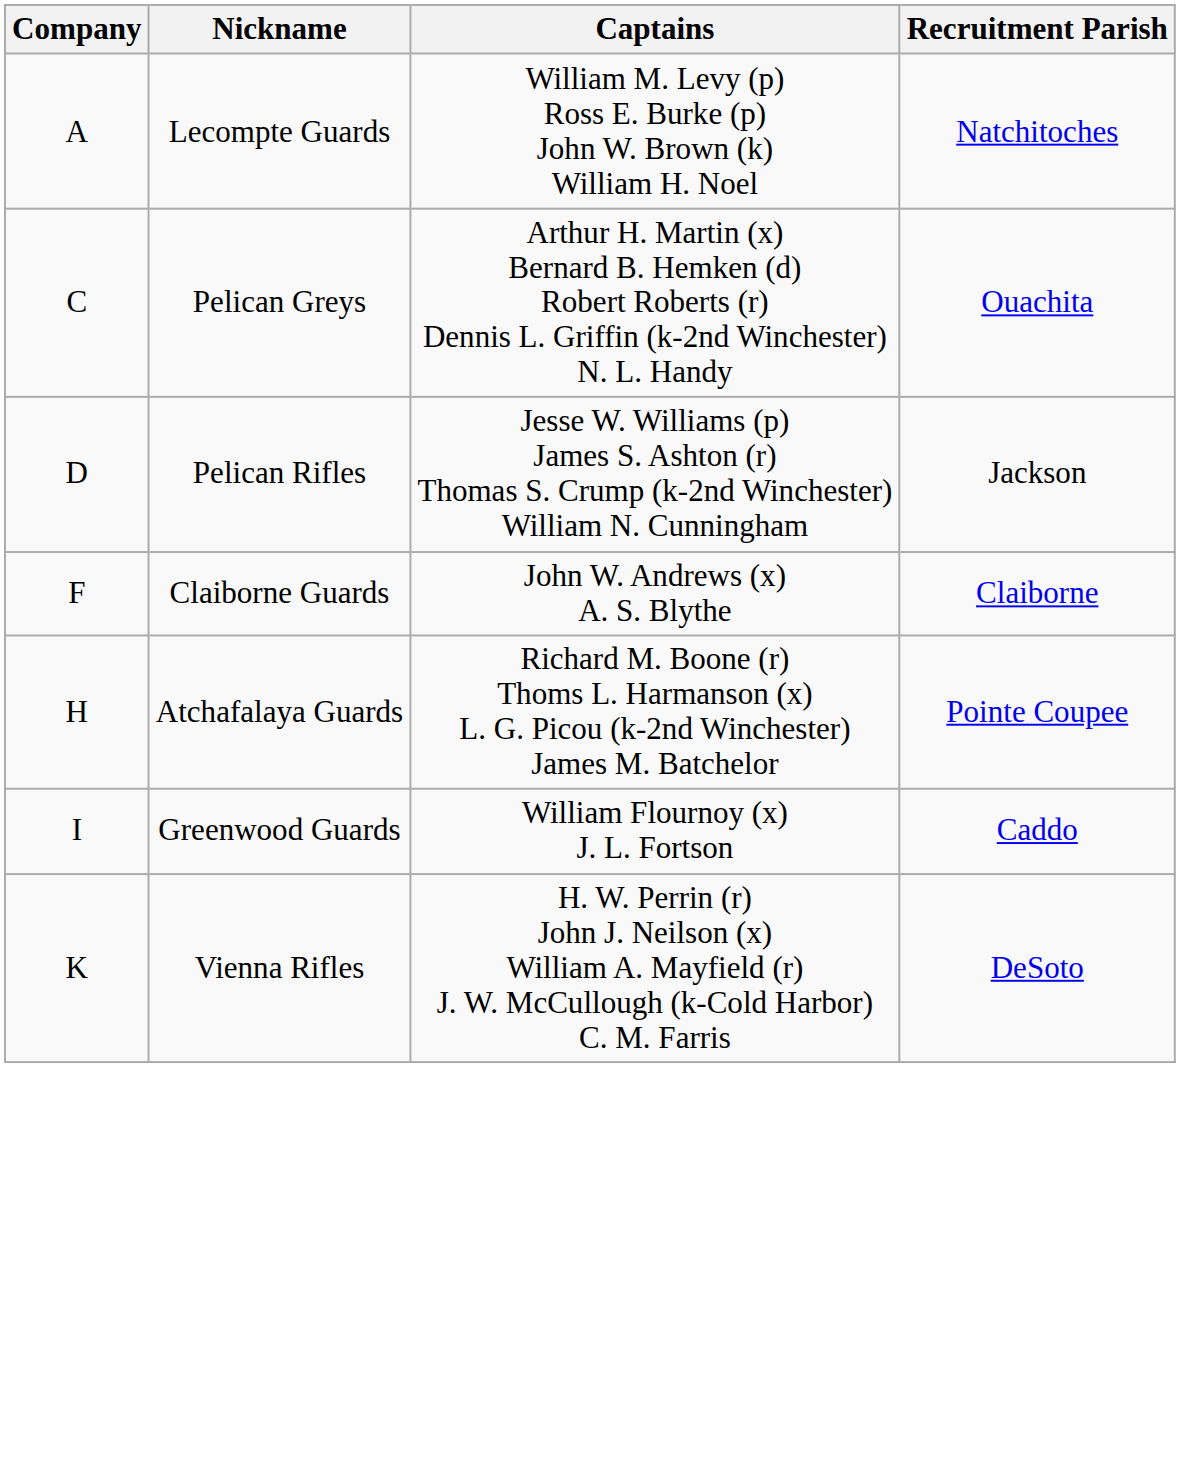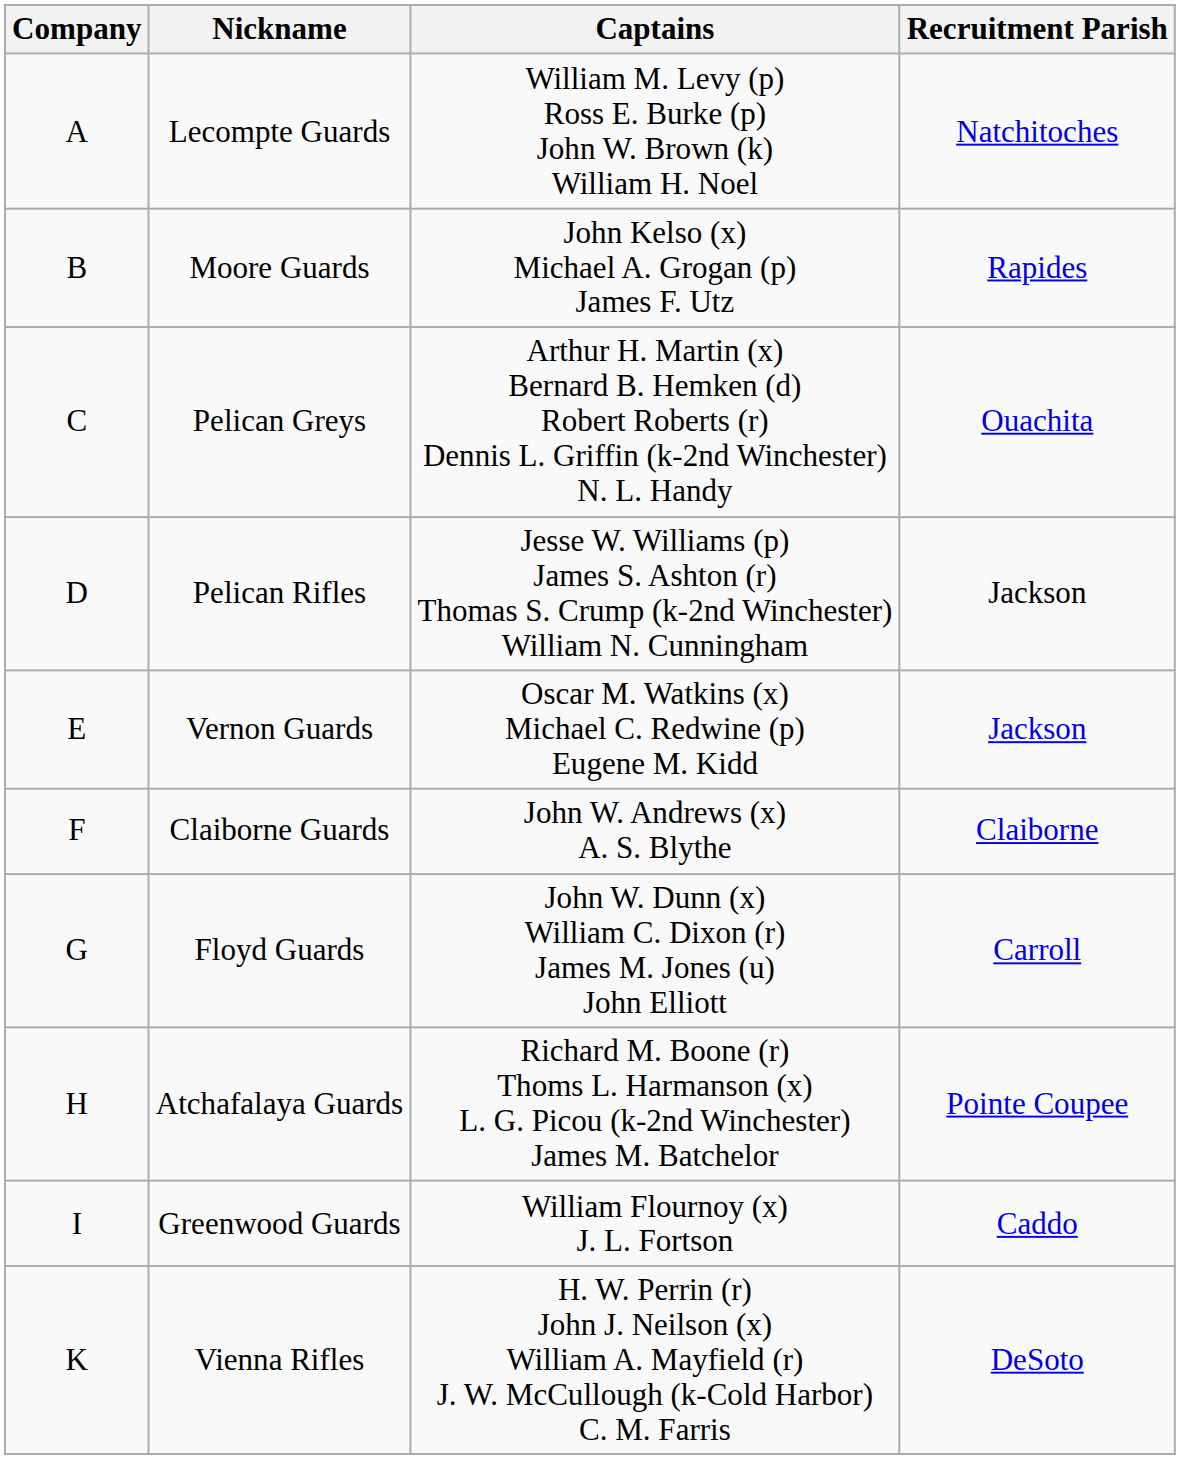+ row: (279, 267)
+ row: (279, 729)
+ row: (279, 949)
